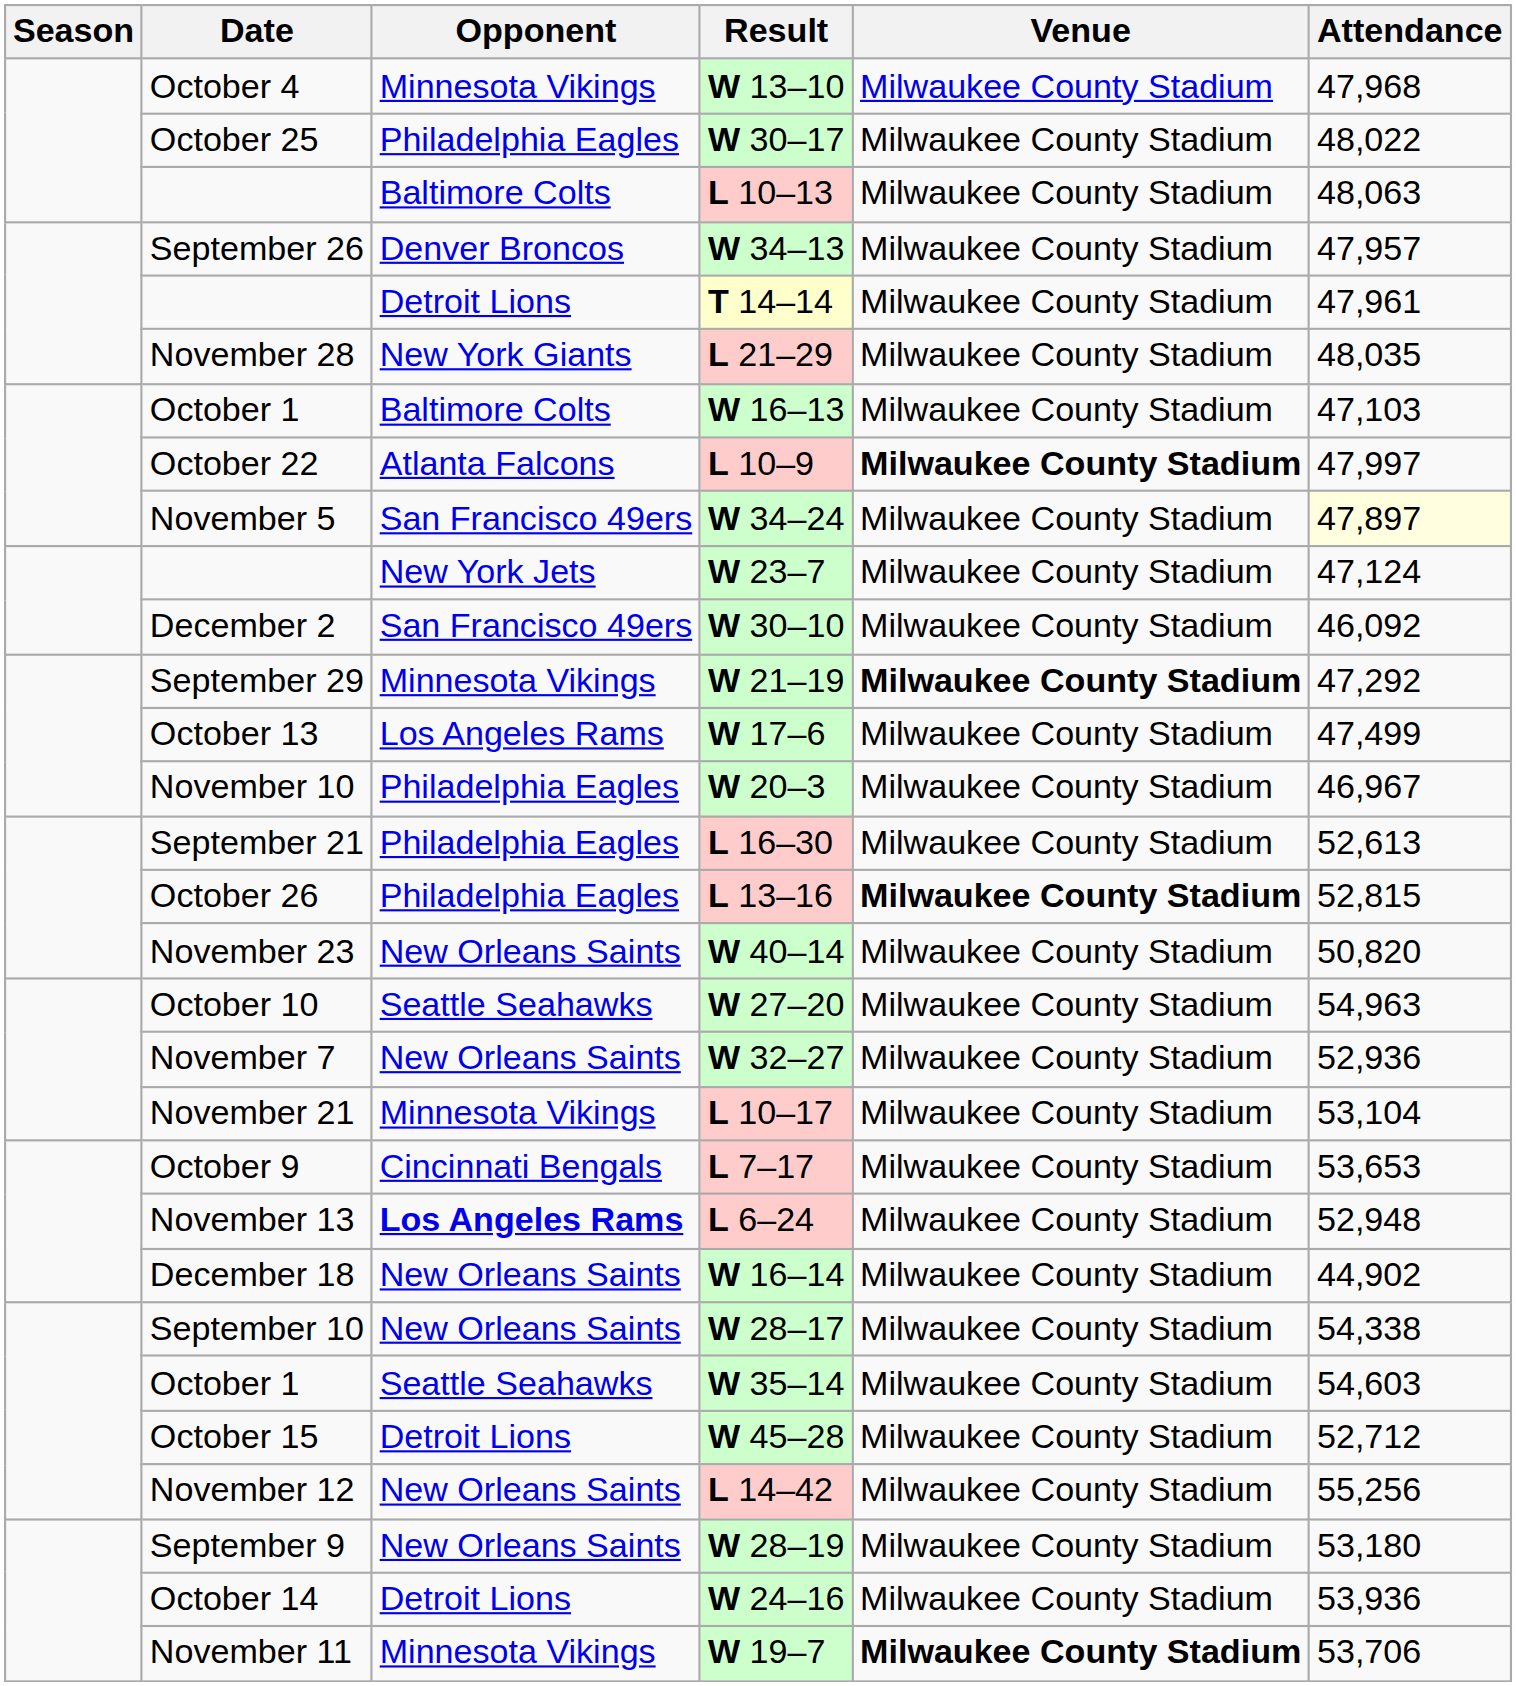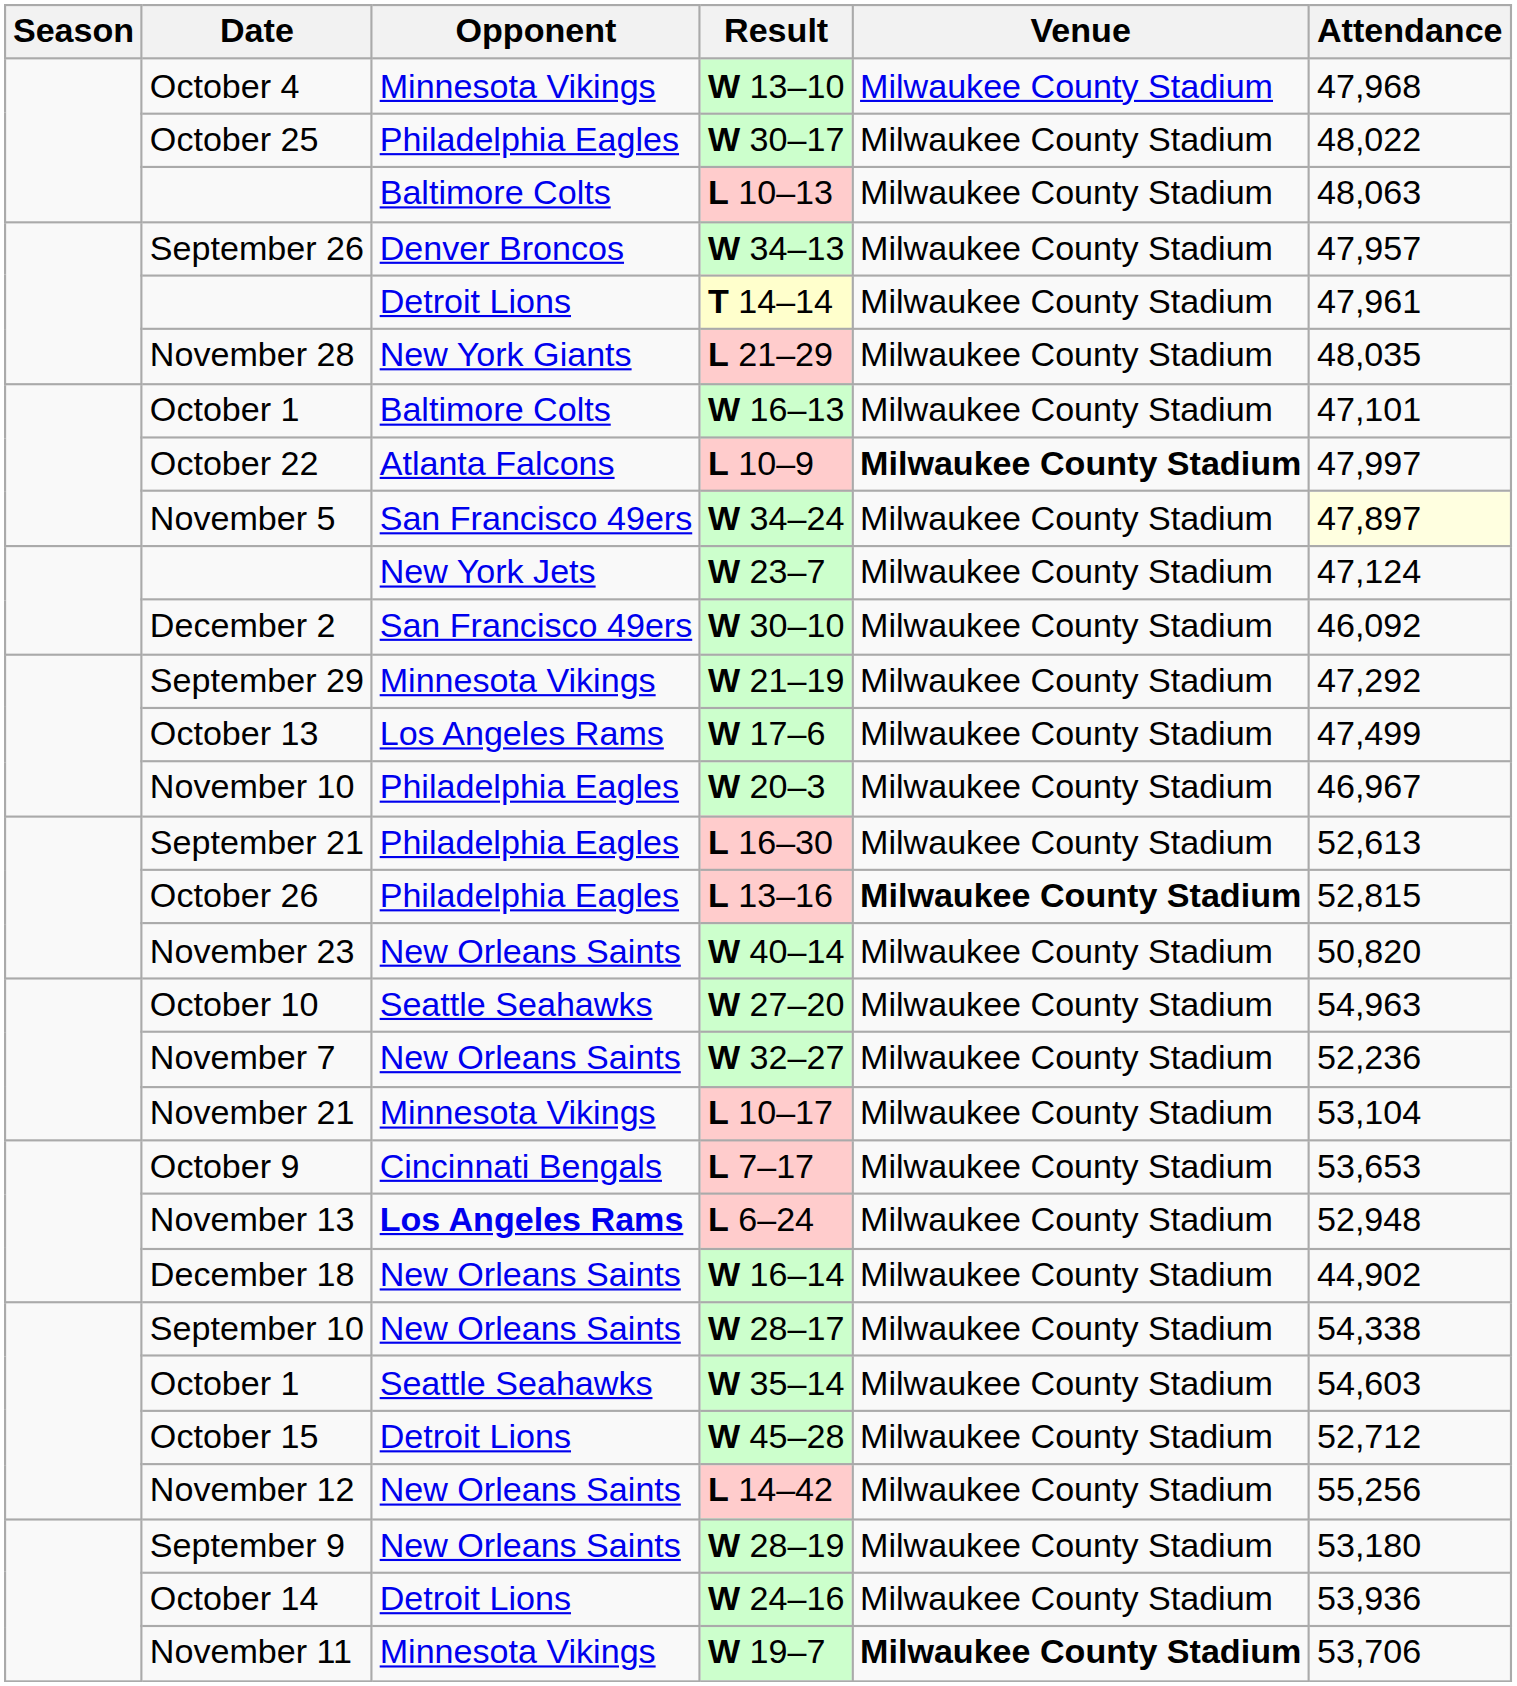(1369, 409) 47,103 -> (1369, 409) 47,101
(1081, 680) bold -> (1067, 680) normal
(1369, 1058) 52,936 -> (1369, 1058) 52,236
